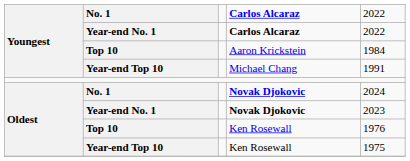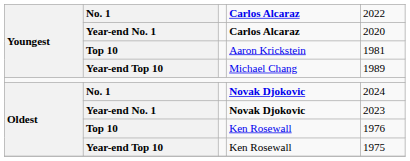(374, 32) 2022 -> (374, 32) 2020
(374, 50) 1984 -> (374, 50) 1981
(374, 68) 1991 -> (374, 68) 1989
